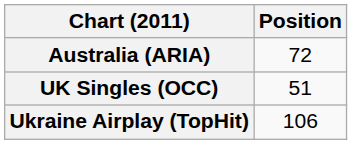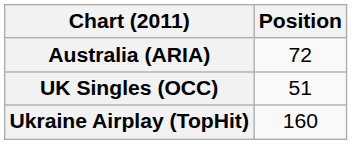(300, 121) 106 -> (300, 121) 160
